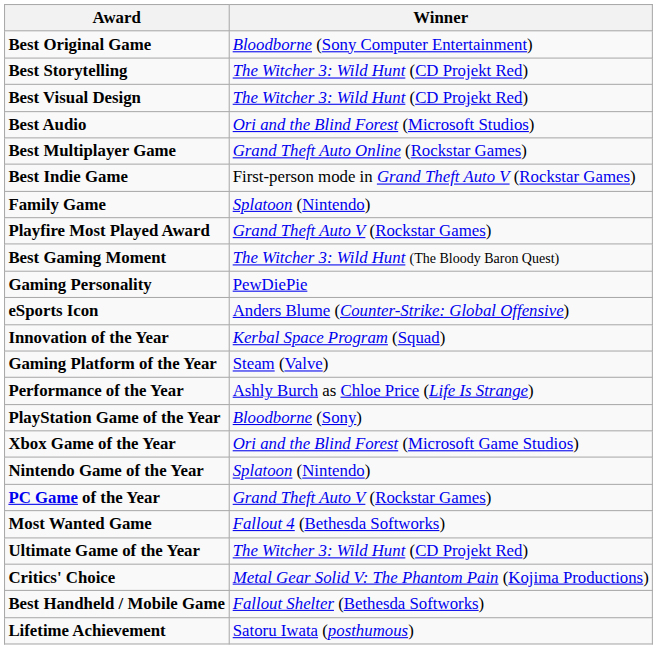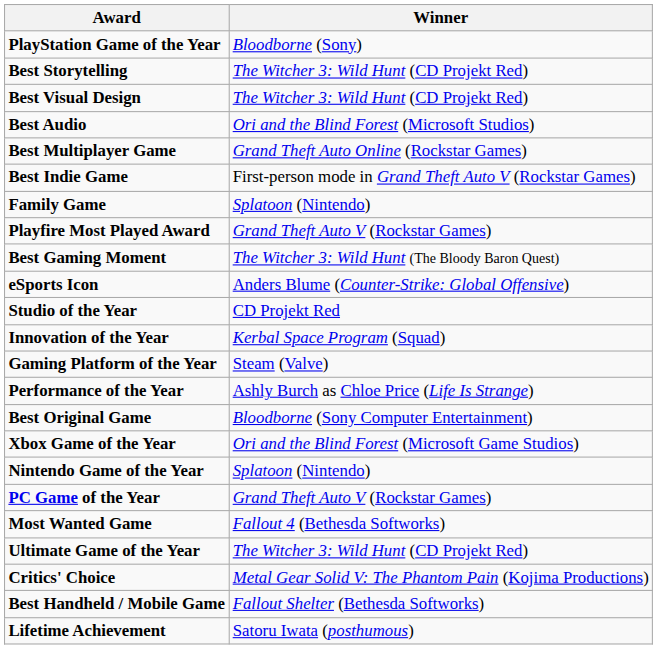rows swapped: (80, 44) <-> (114, 417)
- row: (80, 284)
+ row: (73, 310)
